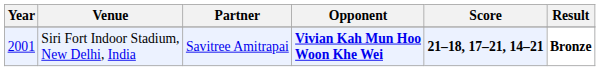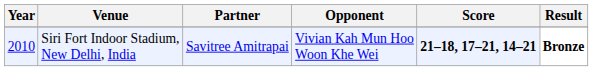(21, 46) 2001 -> (21, 46) 2010
(358, 46) bold -> (355, 46) normal
